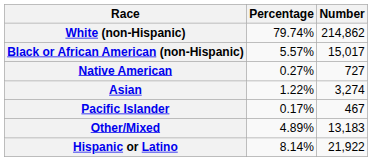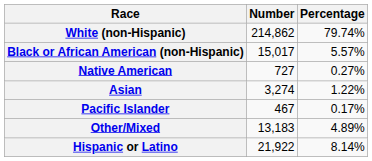columns swapped: (342, 14) <-> (282, 14)
